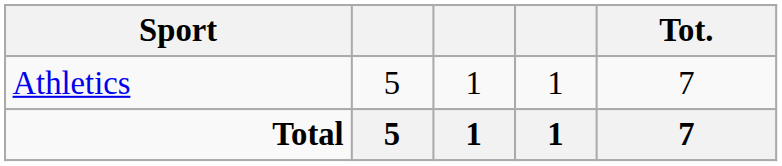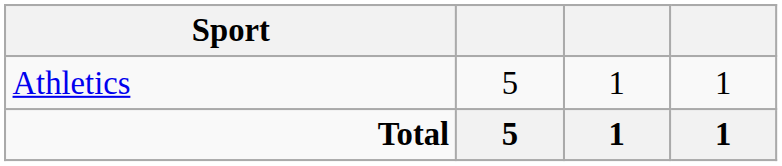- column: (686, 30)
